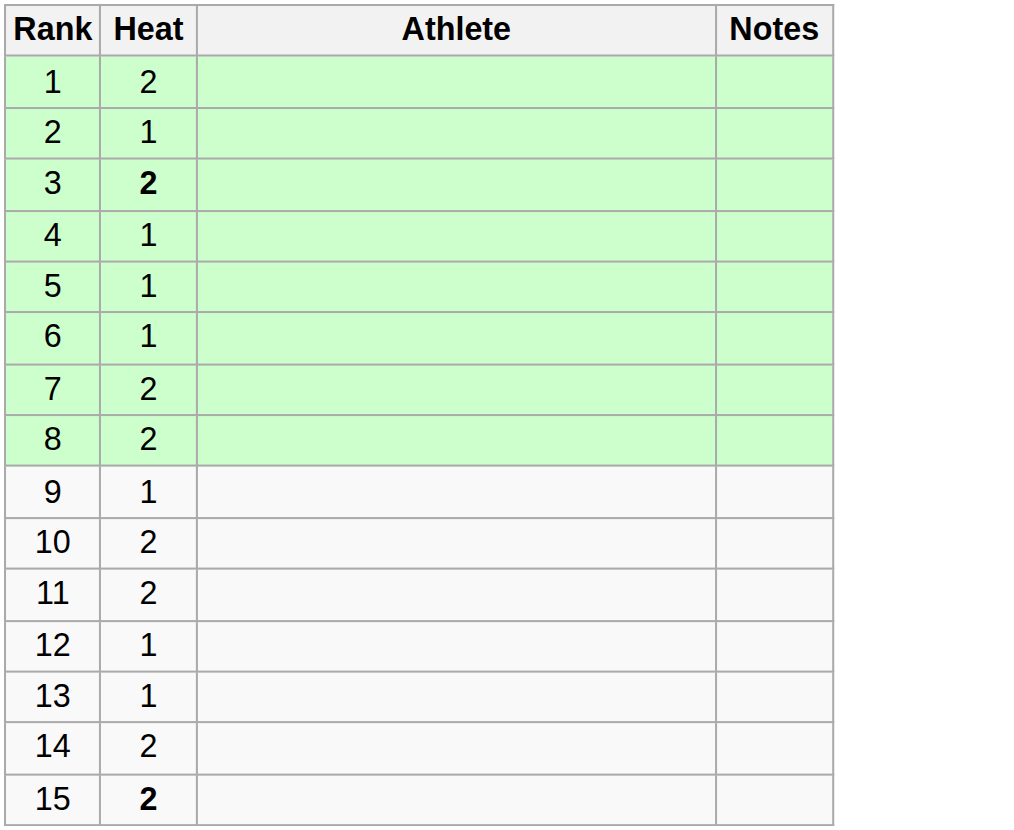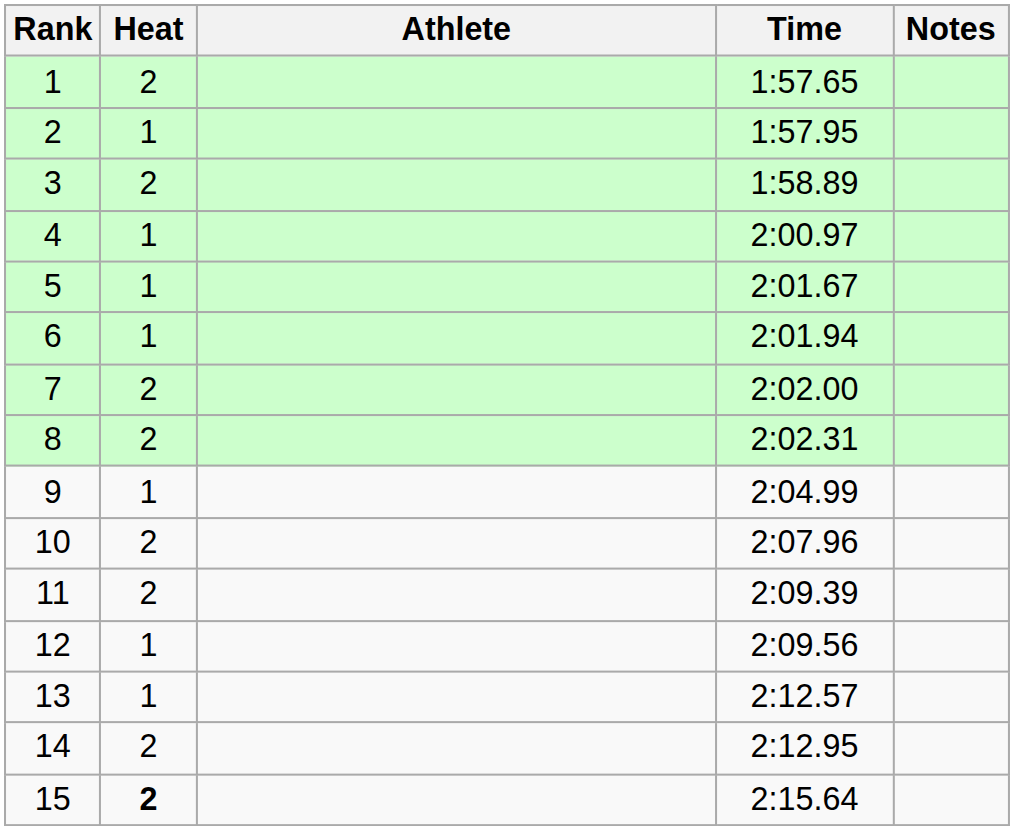+ column: (805, 30)
(149, 183) bold -> (149, 183) normal
